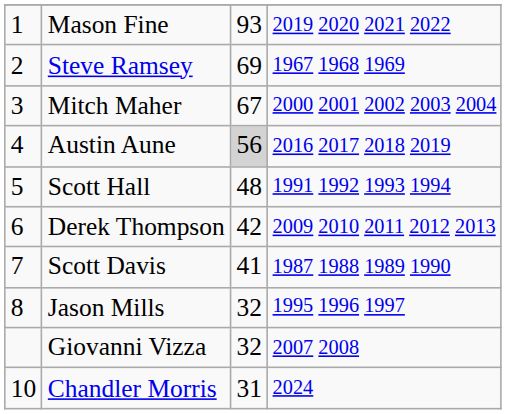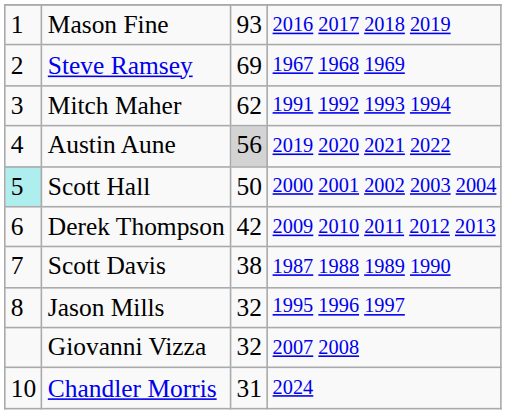(362, 24) 2019 2020 2021 2022 -> (362, 24) 2016 2017 2018 2019
(249, 105) 67 -> (249, 105) 62
(385, 105) 2000 2001 2002 2003 2004 -> (362, 105) 1991 1992 1993 1994
(362, 145) 2016 2017 2018 2019 -> (362, 145) 2019 2020 2021 2022
(17, 186) no background -> (17, 186) paleturquoise background
(249, 186) 48 -> (249, 186) 50
(362, 186) 1991 1992 1993 1994 -> (385, 186) 2000 2001 2002 2003 2004
(249, 266) 41 -> (249, 266) 38
